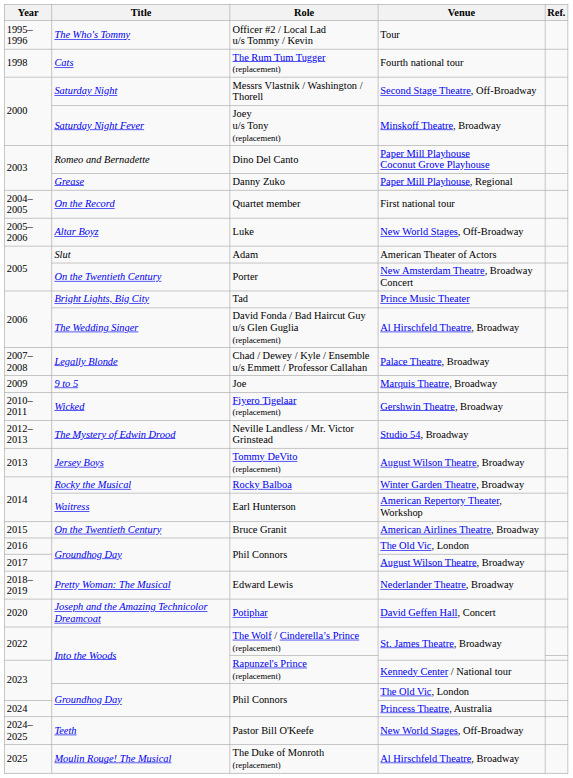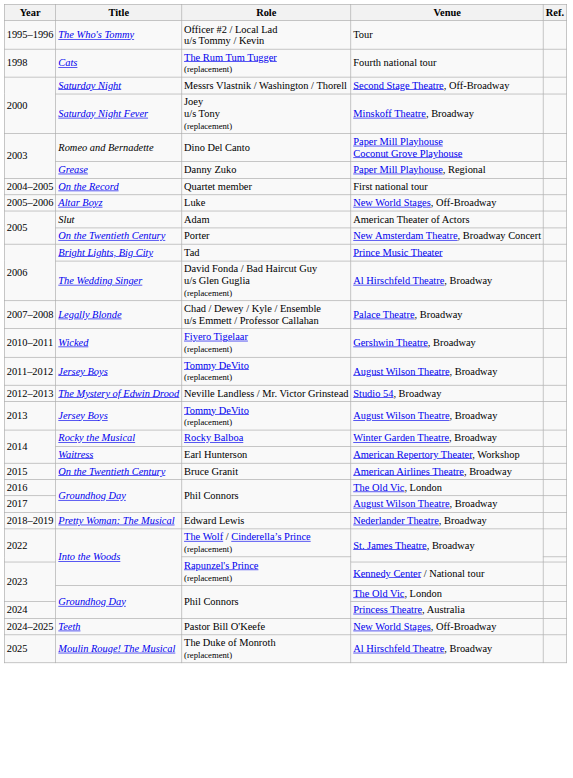- row: (17, 384)
+ row: (30, 371)
- row: (17, 613)
